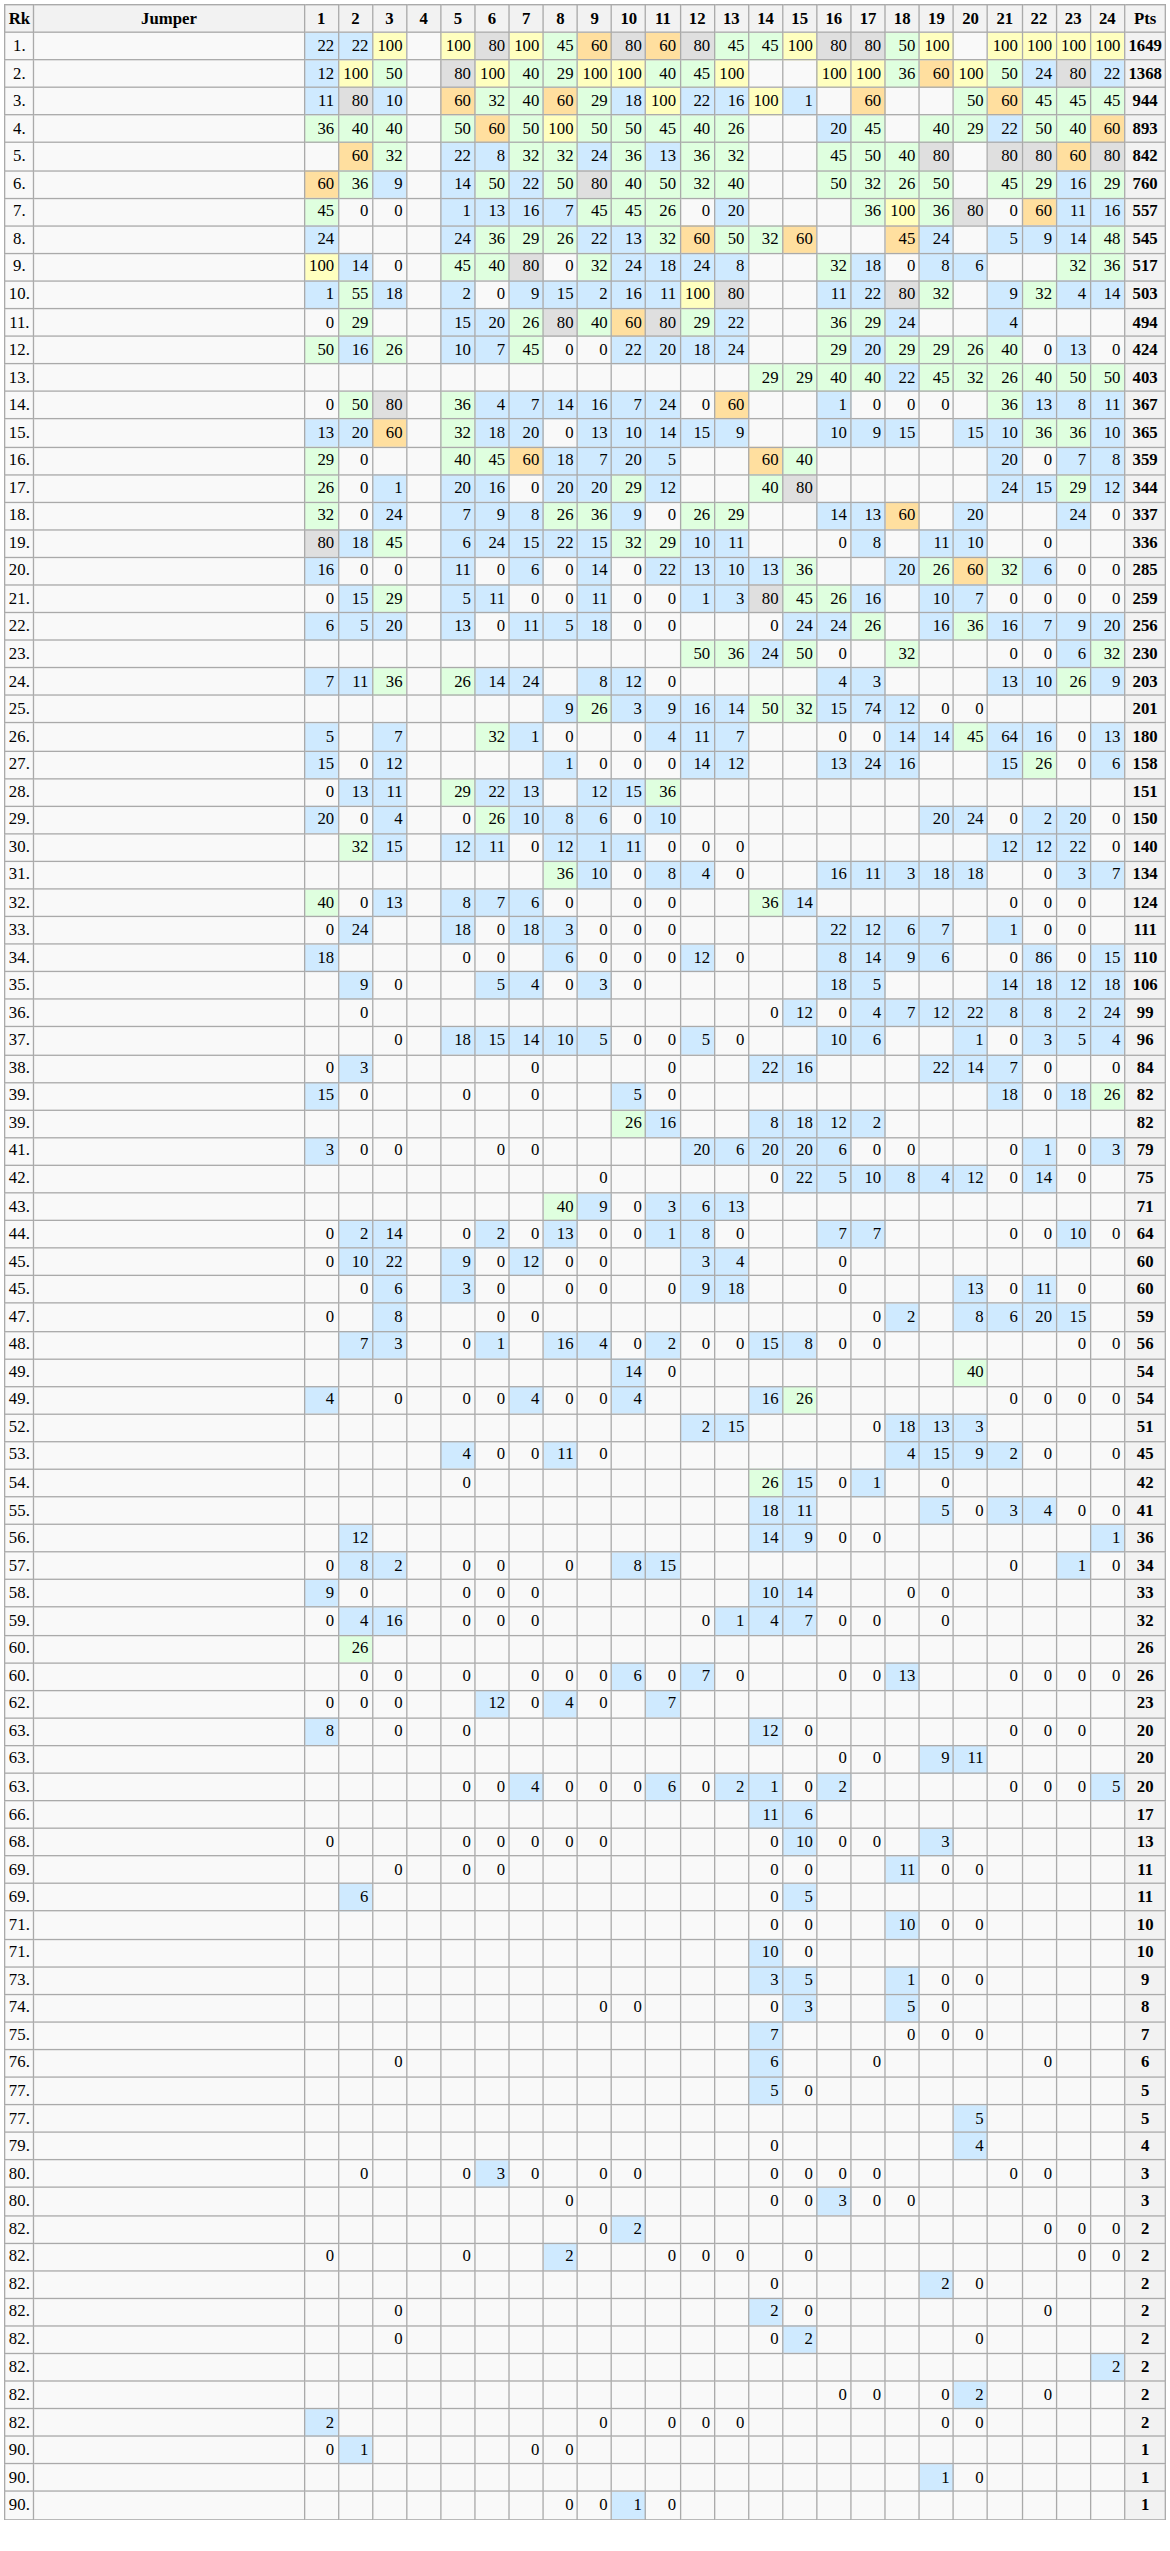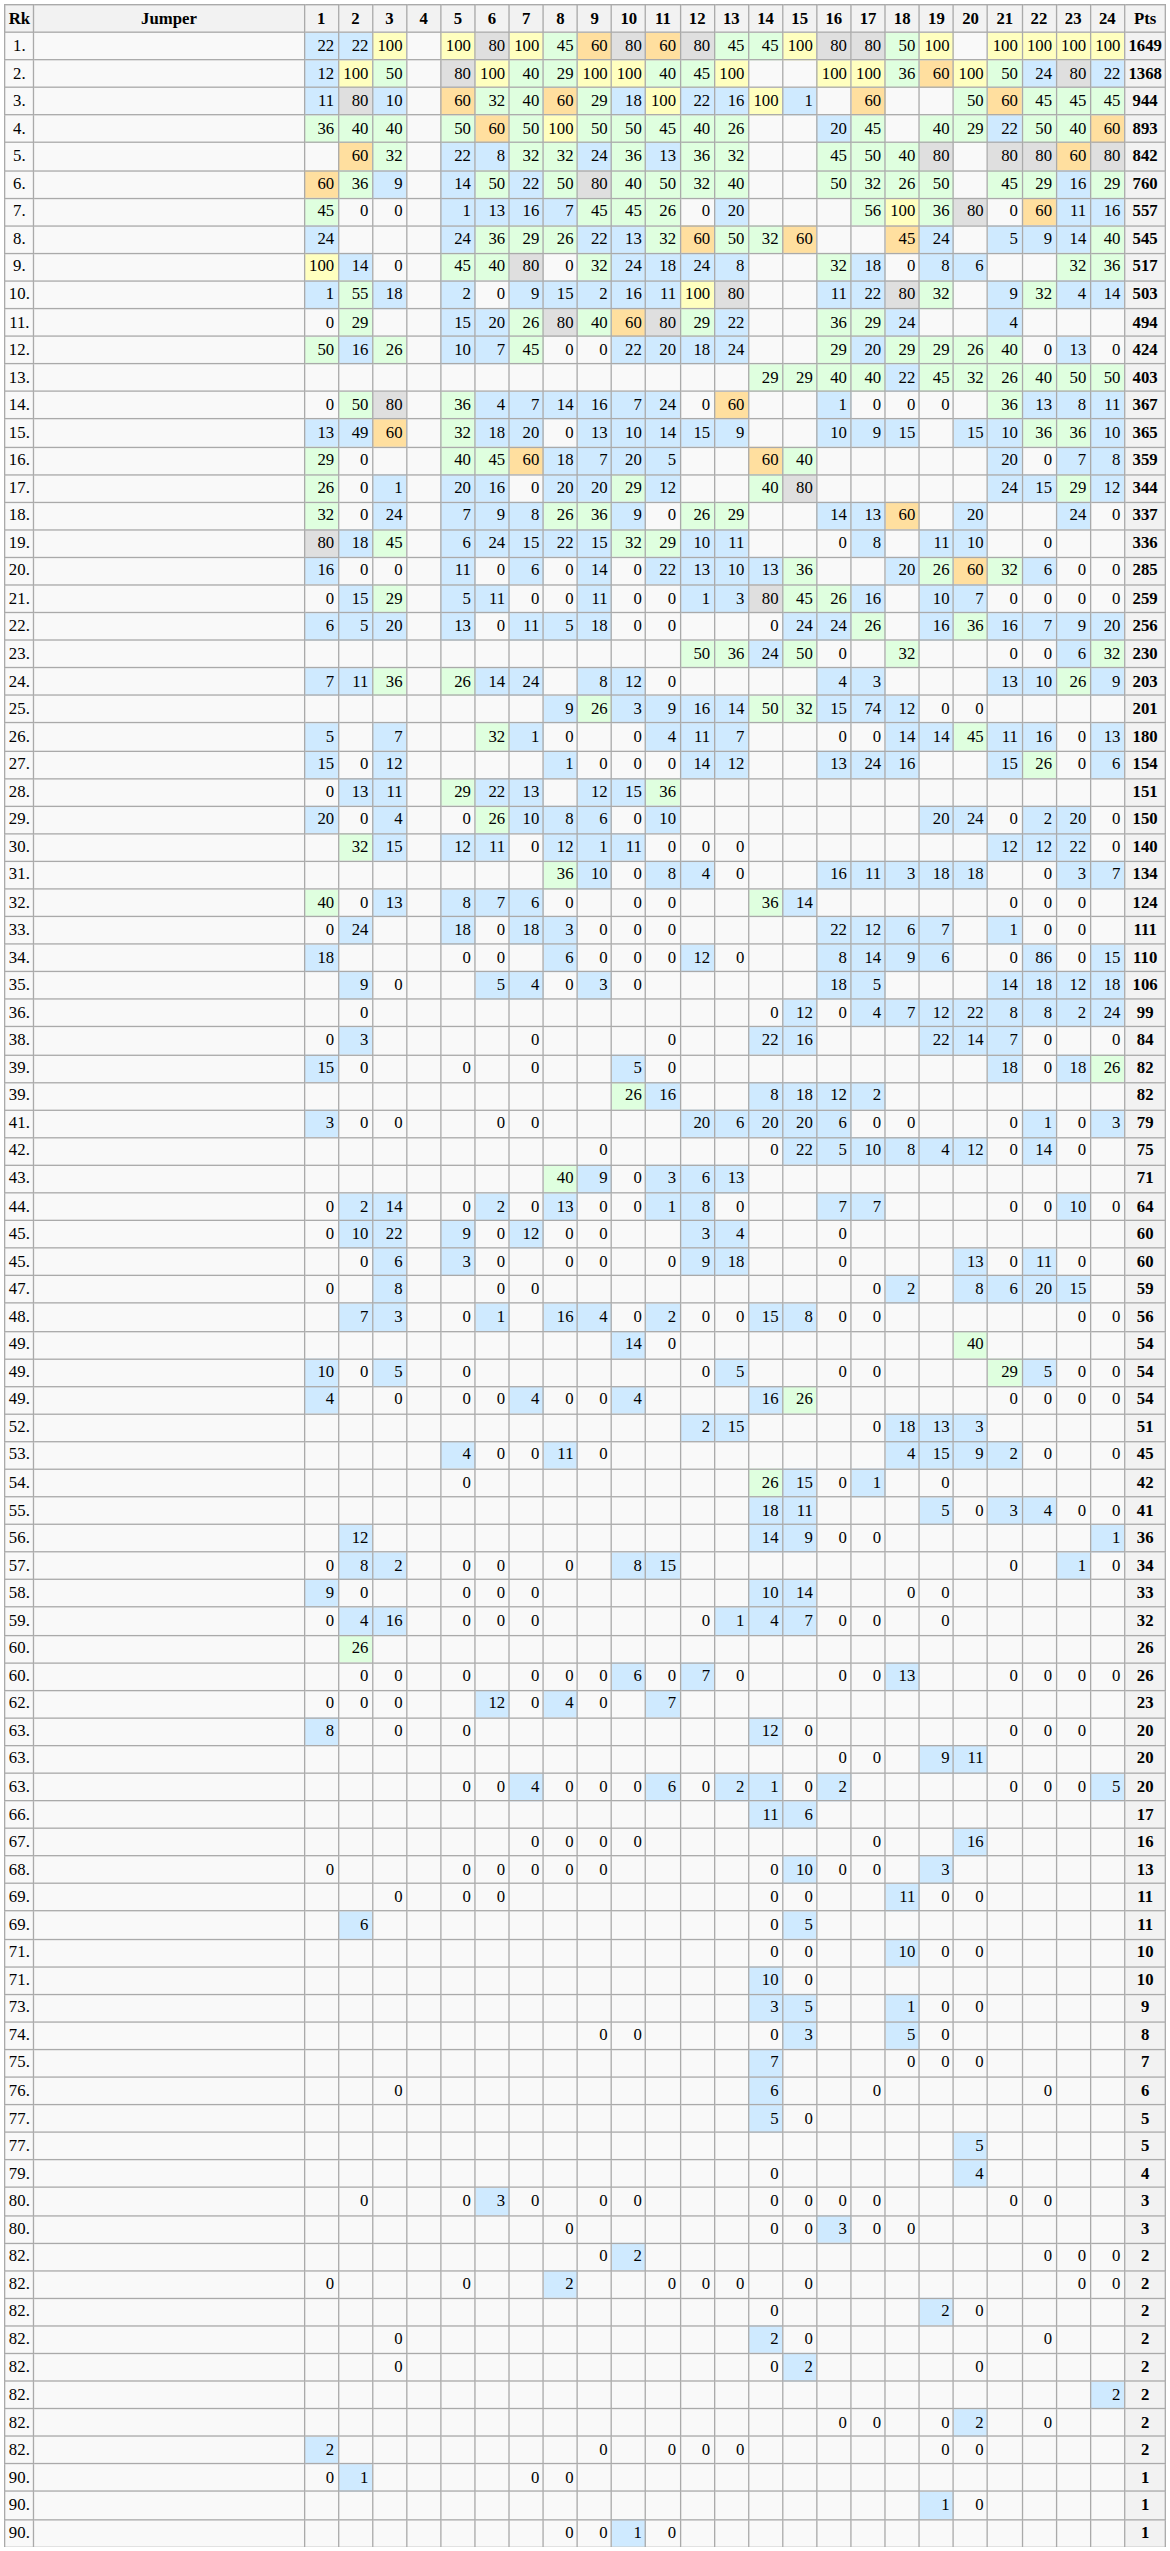(873, 211) 36 -> (873, 211) 56
(1112, 239) 48 -> (1112, 239) 40
(360, 432) 20 -> (360, 432) 49
(1010, 736) 64 -> (1010, 736) 11
(1145, 764) 158 -> (1145, 764) 154
- row: (19, 1040)
+ row: (19, 1372)
+ row: (19, 1841)
